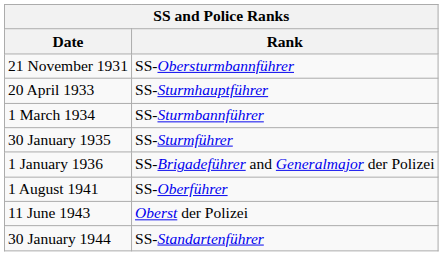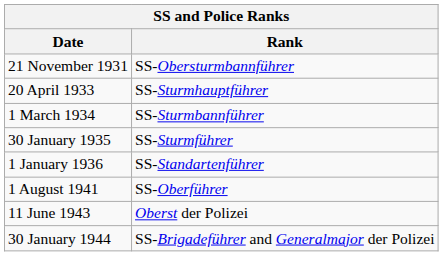(285, 164) SS-Brigadeführer and Generalmajor der Polizei -> (199, 164) SS-Standartenführer
(199, 238) SS-Standartenführer -> (285, 238) SS-Brigadeführer and Generalmajor der Polizei
